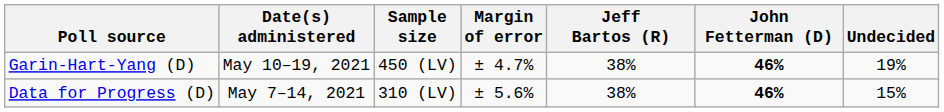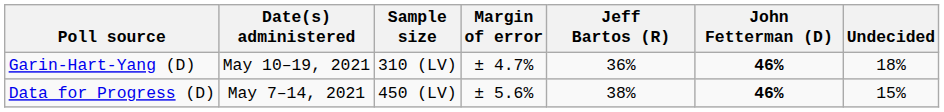(417, 65) 450 (LV) -> (417, 65) 310 (LV)
(621, 65) 38% -> (621, 65) 36%
(891, 65) 19% -> (891, 65) 18%
(417, 93) 310 (LV) -> (417, 93) 450 (LV)
